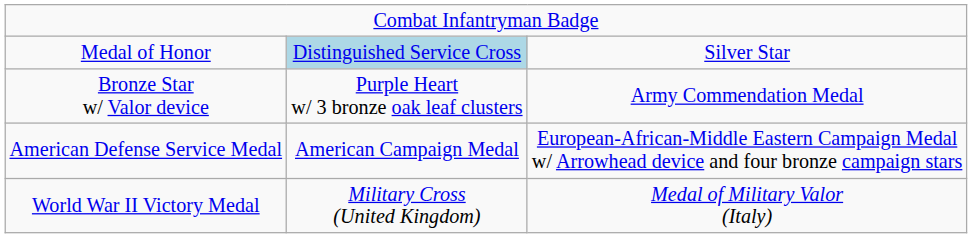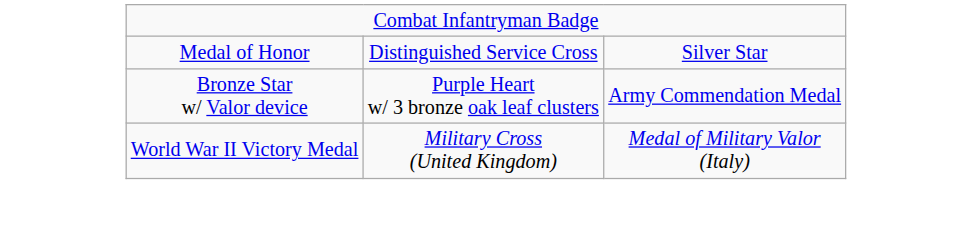(407, 52) lightblue background -> (483, 52) no background
- row: (146, 150)
